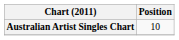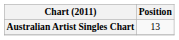(155, 27) 10 -> (155, 27) 13
